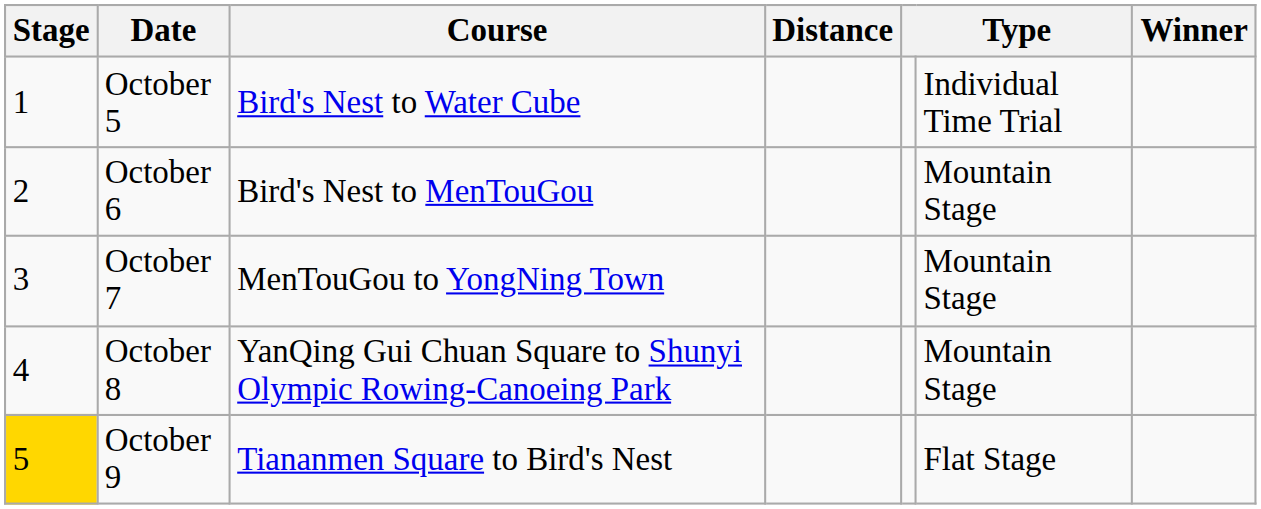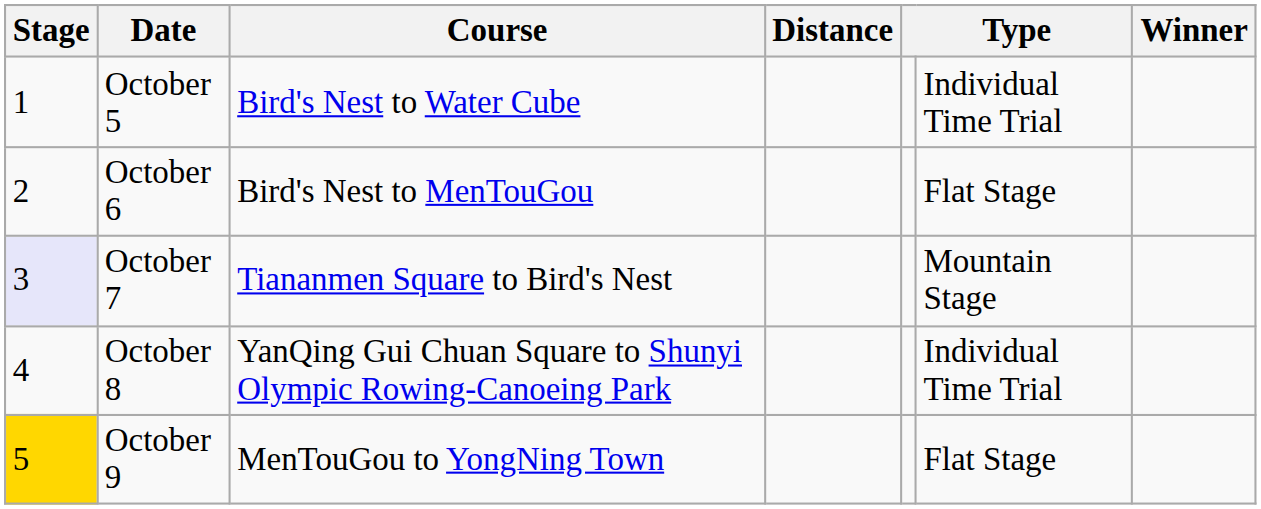(988, 190) Mountain Stage -> (990, 190) Flat Stage
(21, 280) no background -> (21, 280) lavender background
(451, 280) MenTouGou to YongNing Town -> (455, 280) Tiananmen Square to Bird's Nest
(988, 369) Mountain Stage -> (993, 369) Individual Time Trial
(455, 458) Tiananmen Square to Bird's Nest -> (451, 458) MenTouGou to YongNing Town
